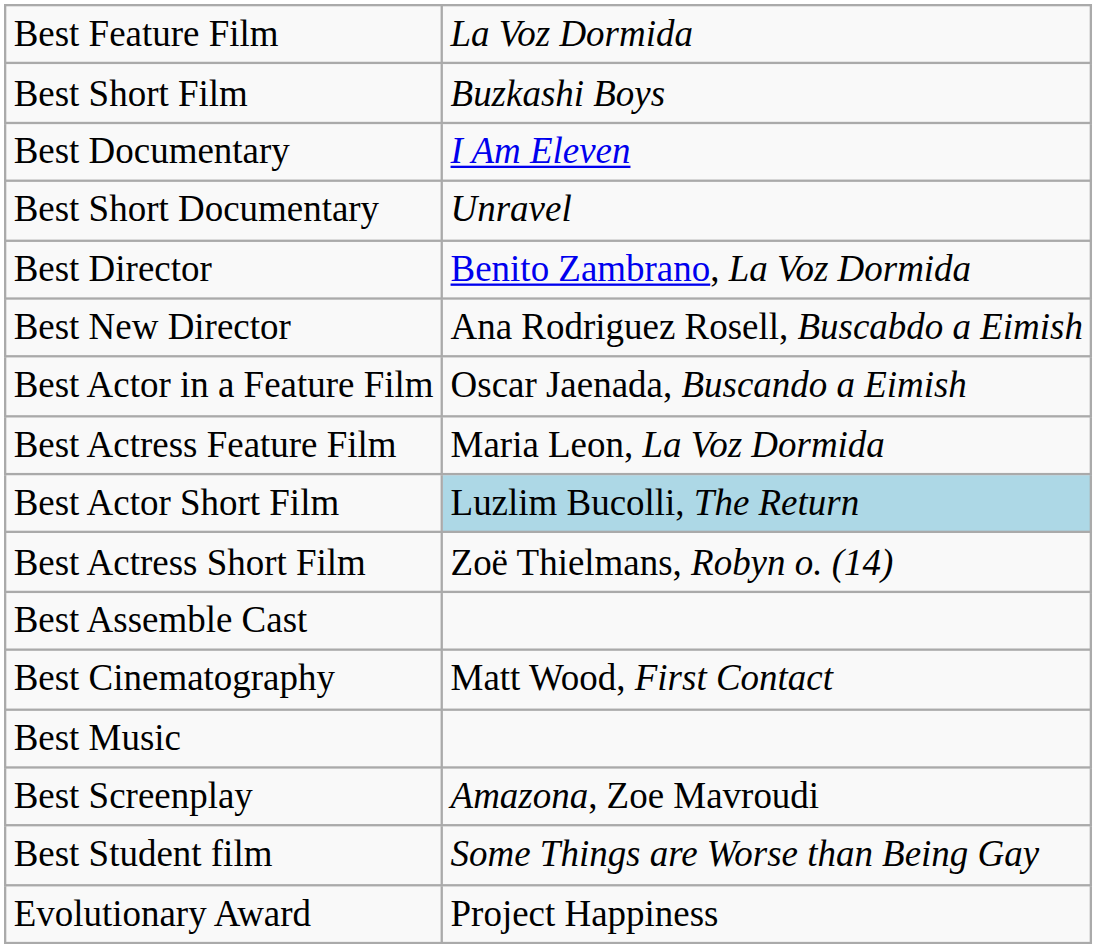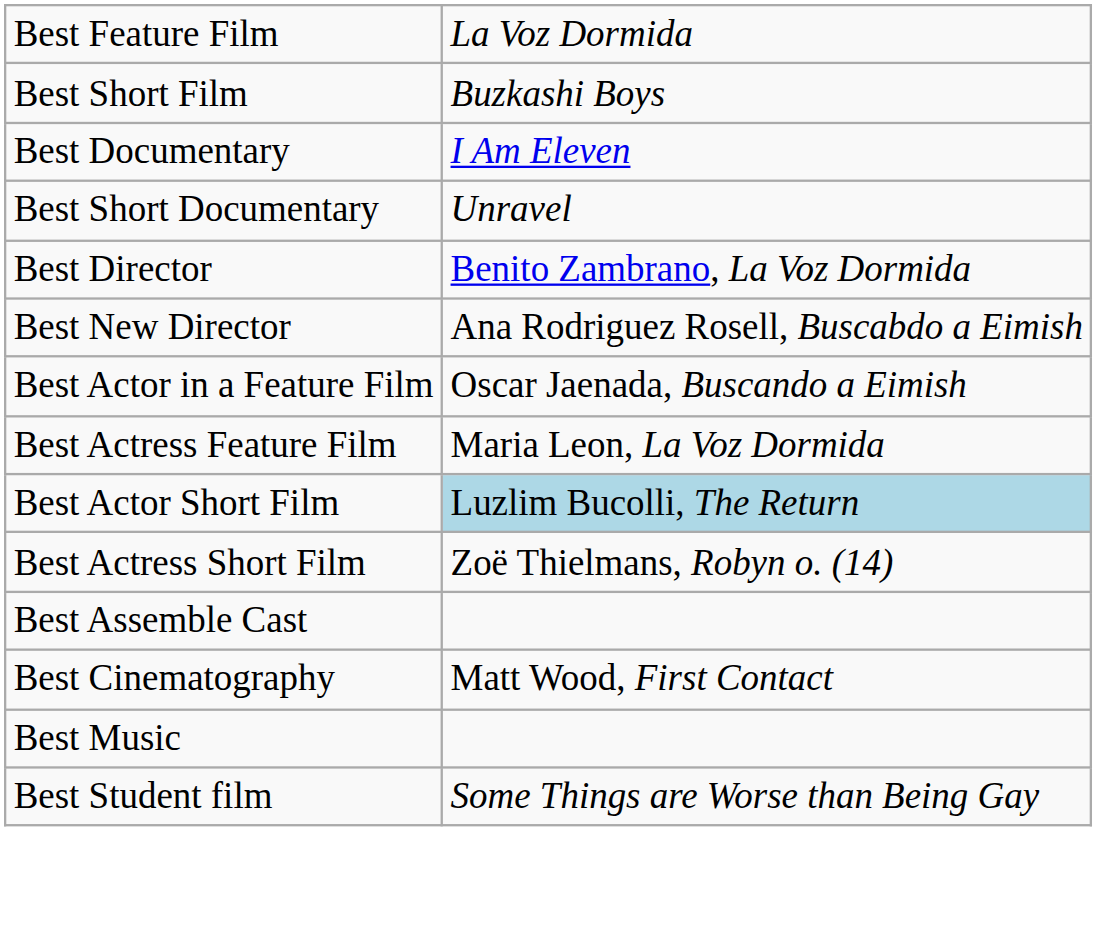- row: (133, 795)
- row: (162, 913)
